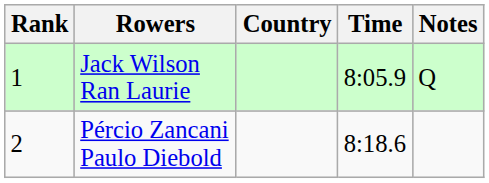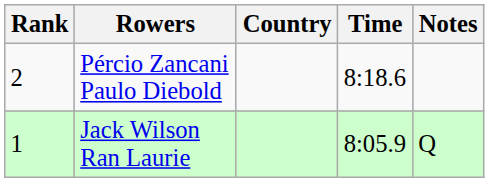rows swapped: (140, 76) <-> (154, 143)
